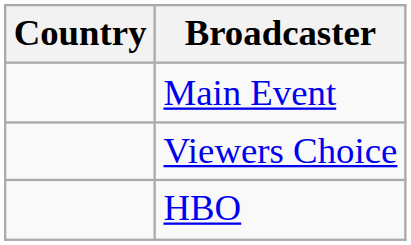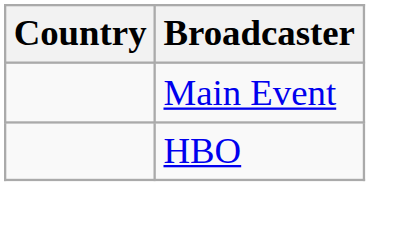- row: (280, 150)
